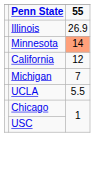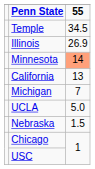+ row: (28, 28)
(78, 60) 12 -> (78, 76) 13
(78, 92) 5.5 -> (78, 108) 5.0
+ row: (33, 124)
